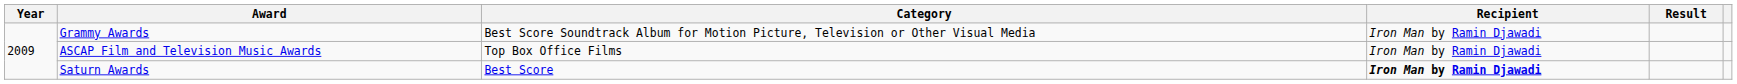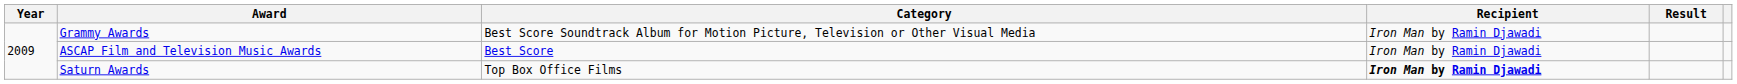(553, 51) Top Box Office Films -> (519, 51) Best Score
(519, 70) Best Score -> (553, 70) Top Box Office Films
